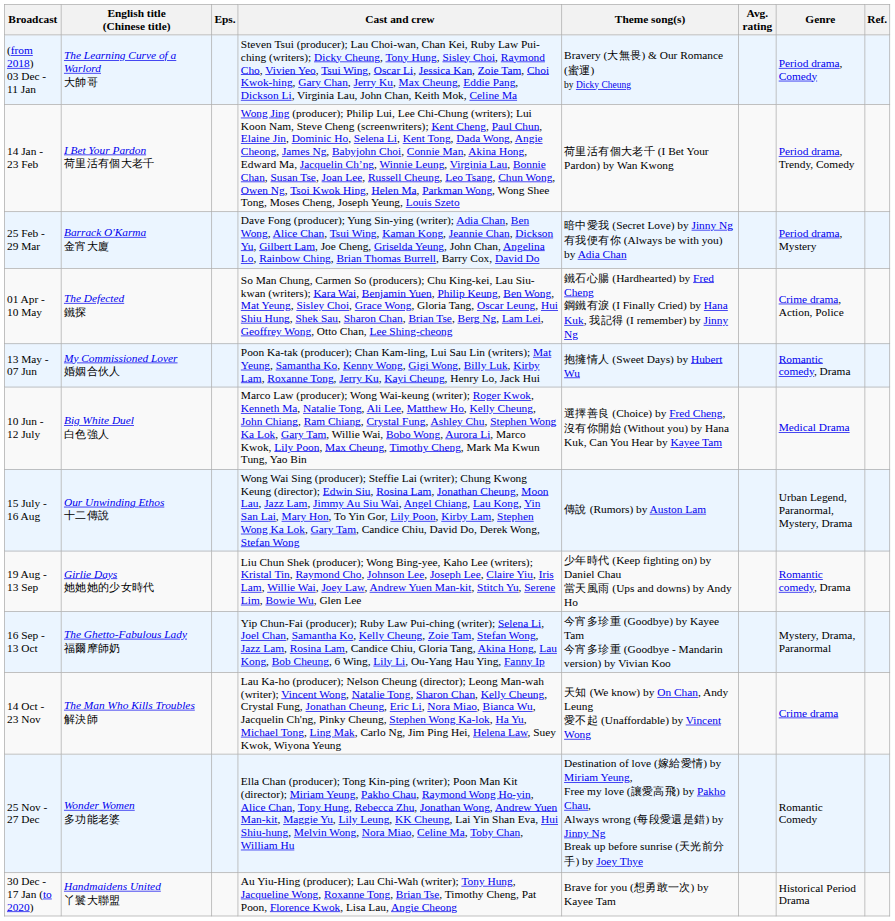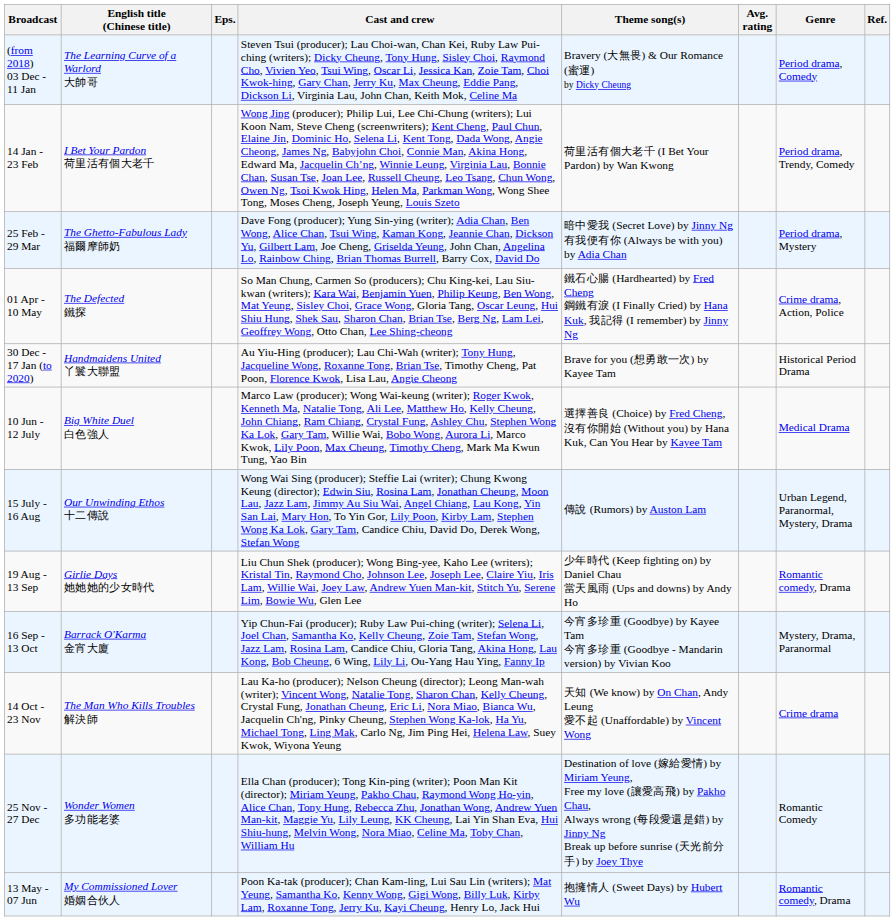(105, 239) Barrack O'Karma 金宵大廈 -> (125, 239) The Ghetto-Fabulous Lady 福爾摩師奶
rows swapped: (28, 365) <-> (29, 894)
(125, 641) The Ghetto-Fabulous Lady 福爾摩師奶 -> (105, 641) Barrack O'Karma 金宵大廈
